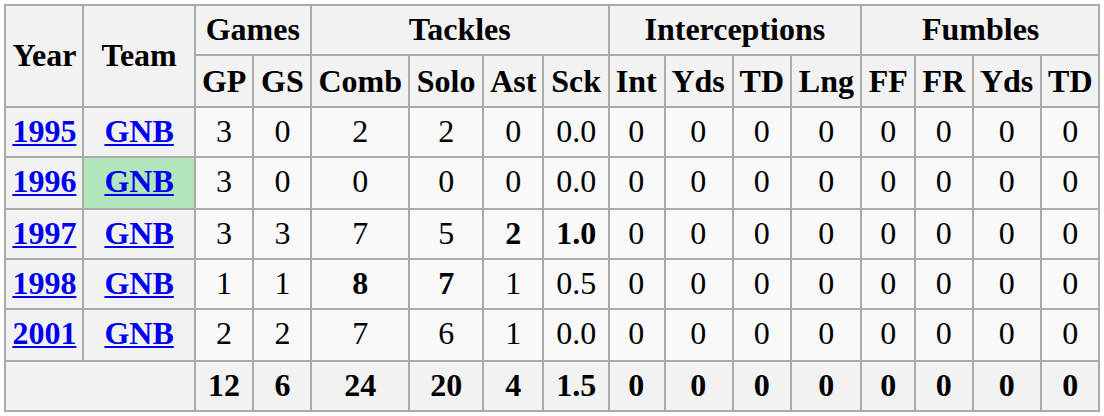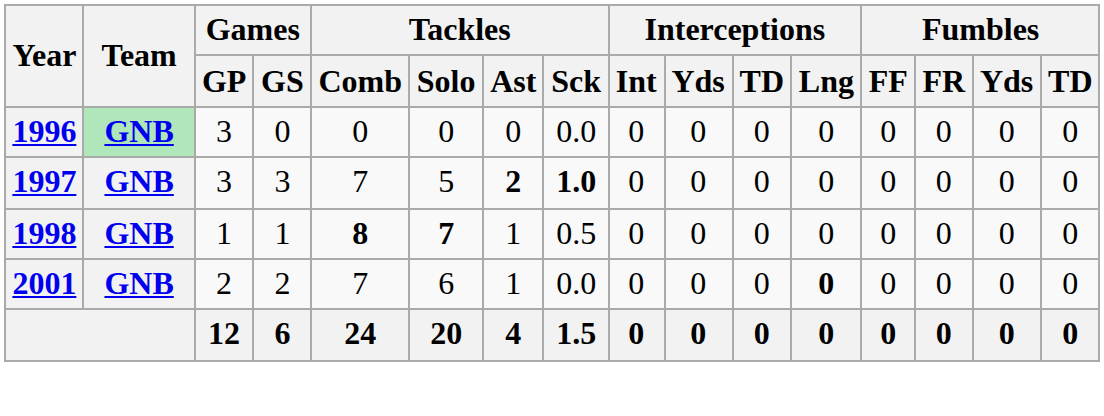- row: (44, 131)
(826, 334) normal -> (826, 283) bold
